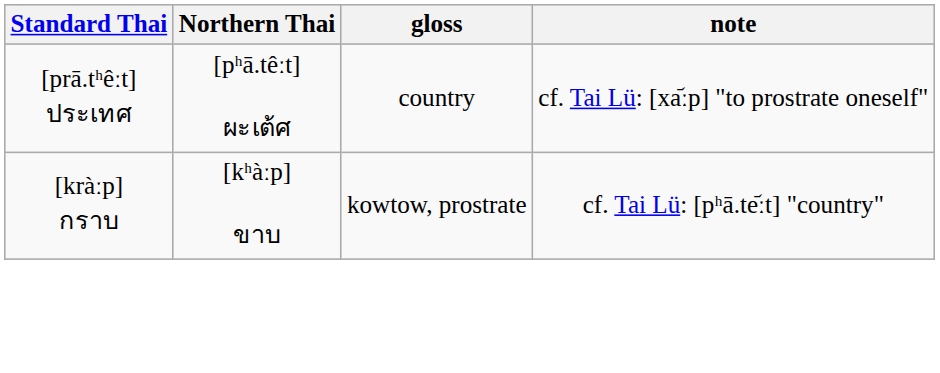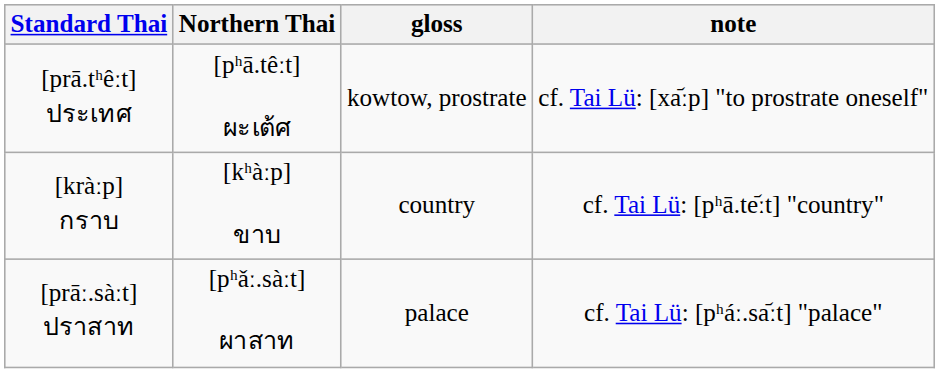(437, 98) country -> (437, 98) kowtow, prostrate
(437, 205) kowtow, prostrate -> (437, 205) country
+ row: (89, 310)
